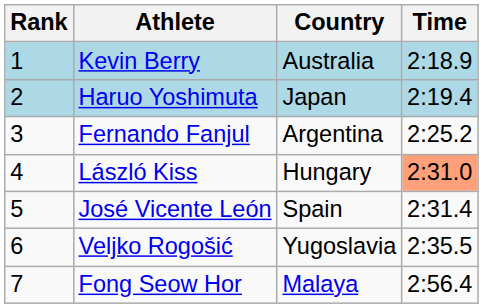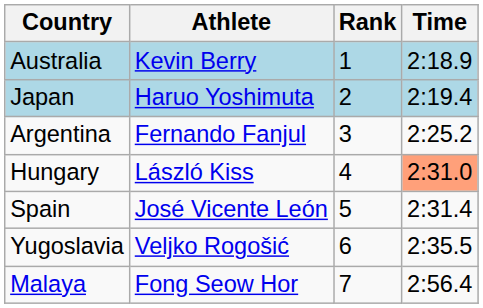columns swapped: (39, 23) <-> (339, 23)
